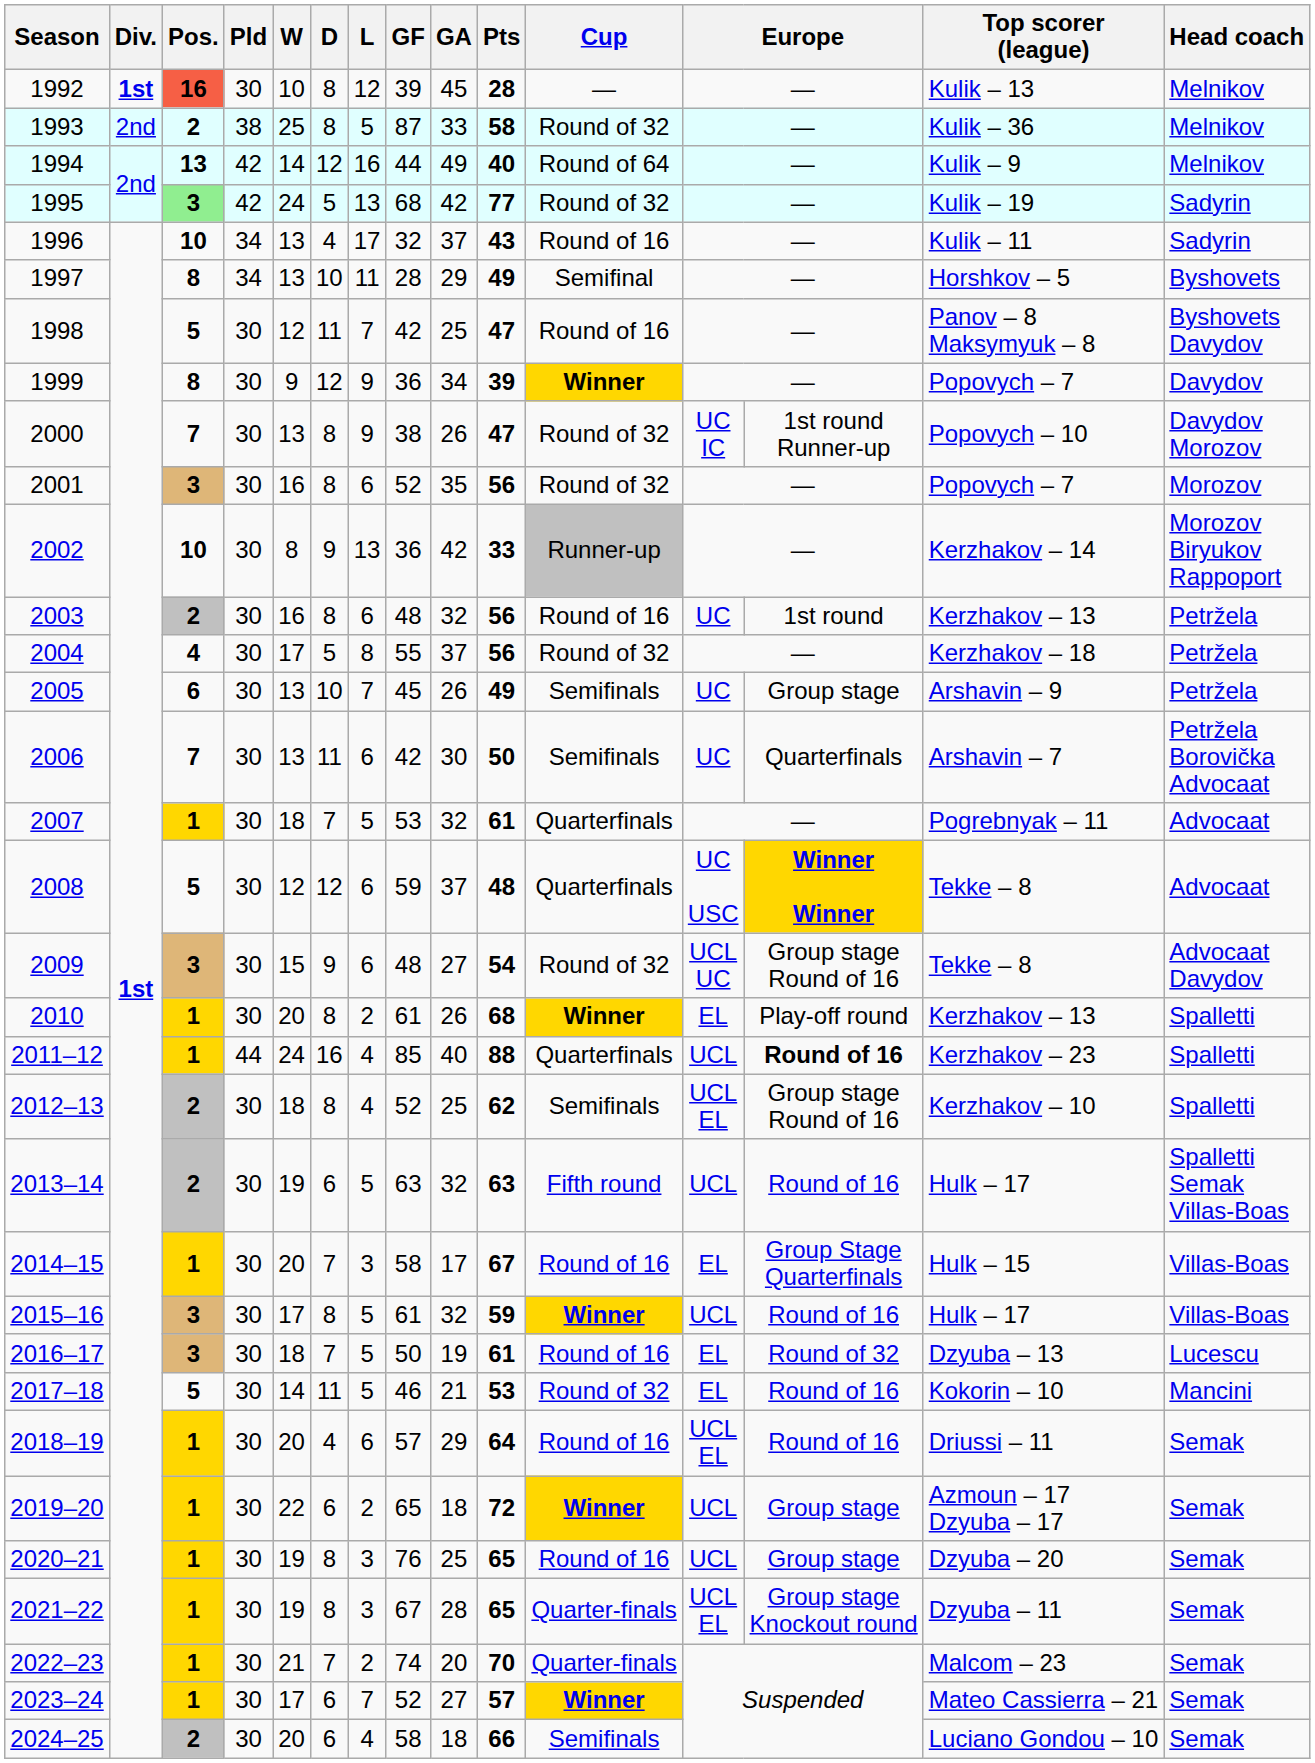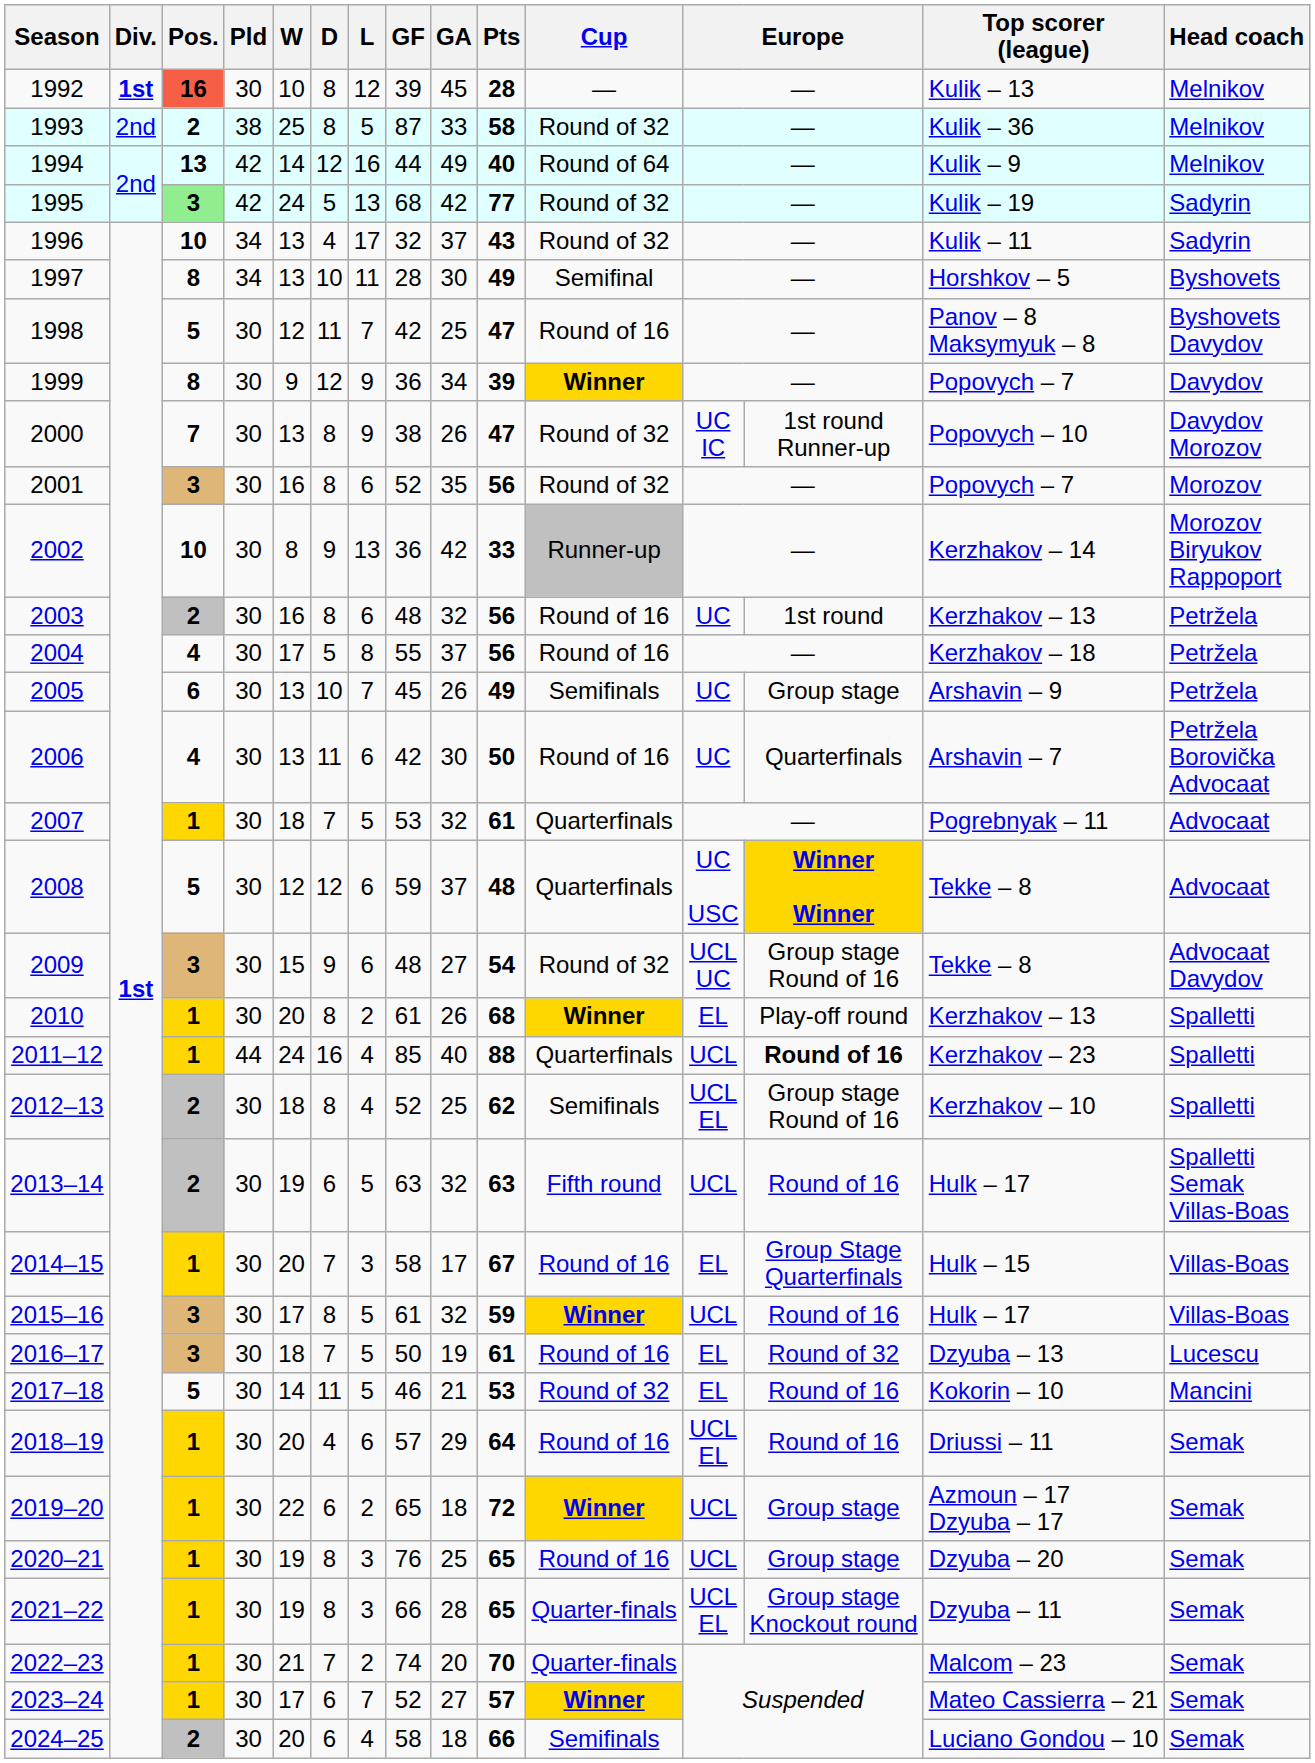(604, 240) Round of 16 -> (604, 240) Round of 32
(454, 278) 29 -> (454, 278) 30
(604, 653) Round of 32 -> (604, 653) Round of 16
(193, 756) 7 -> (193, 756) 4
(604, 756) Semifinals -> (604, 756) Round of 16
(408, 1610) 67 -> (408, 1610) 66
